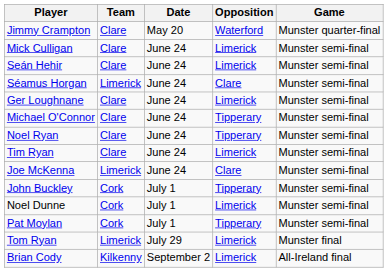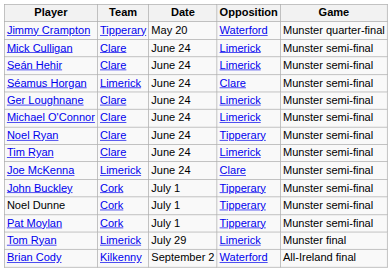(113, 30) Clare -> (123, 30) Tipperary
(238, 118) Tipperary -> (240, 118) Limerick
(236, 205) Limerick -> (243, 205) Tipperary
(236, 258) Limerick -> (244, 258) Waterford
